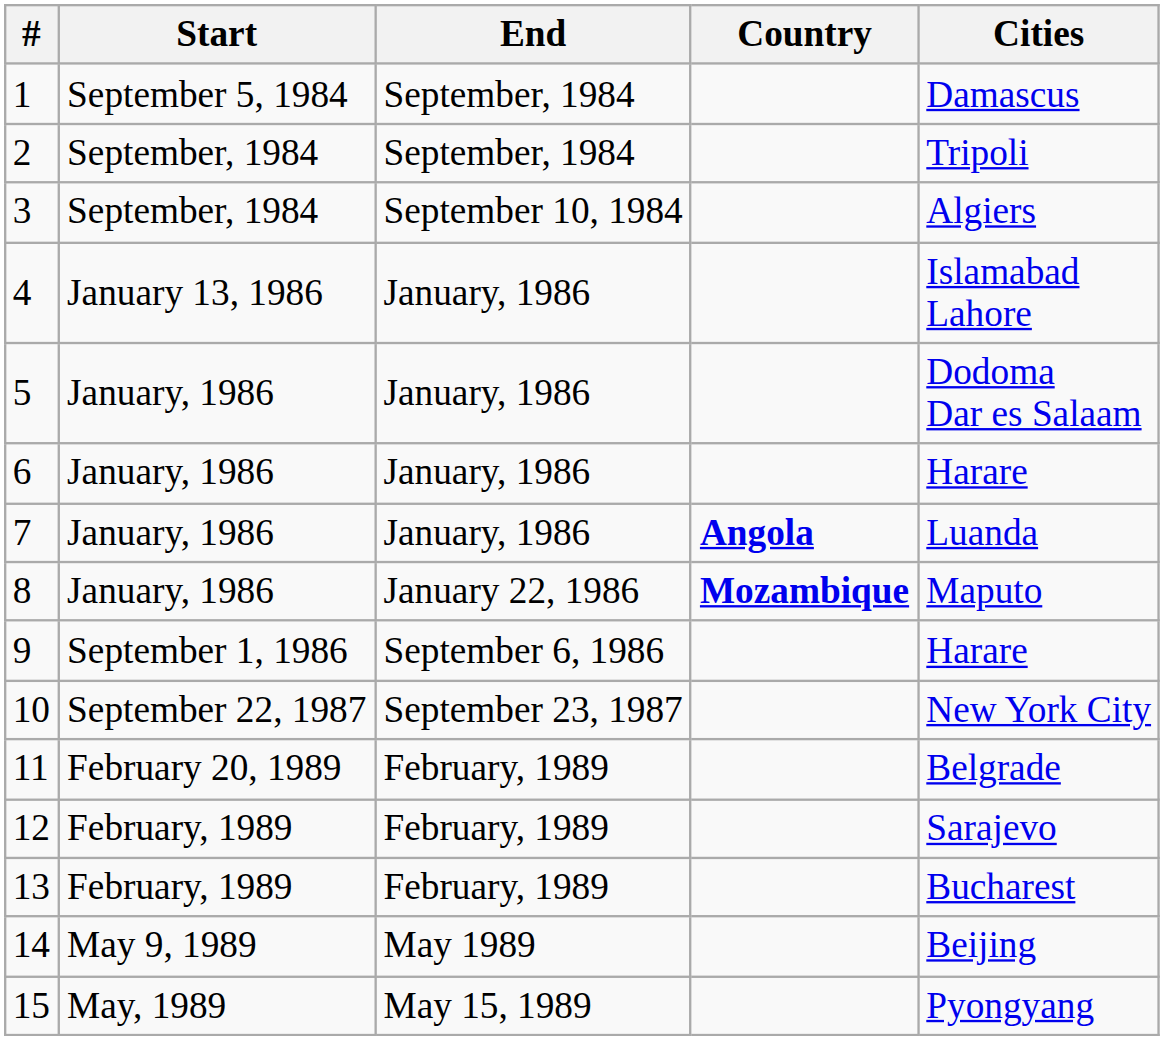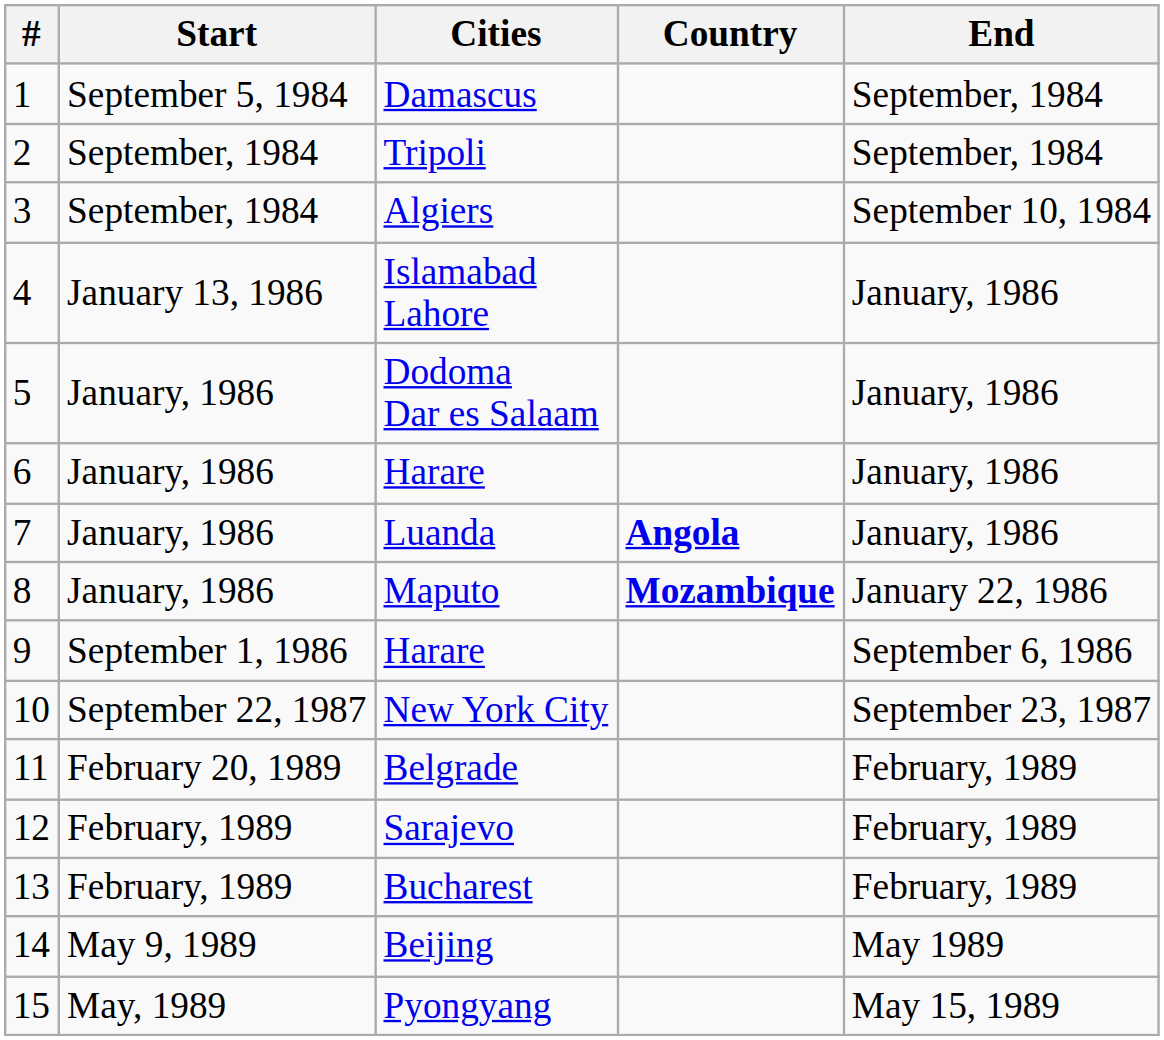columns swapped: (533, 34) <-> (1039, 34)
